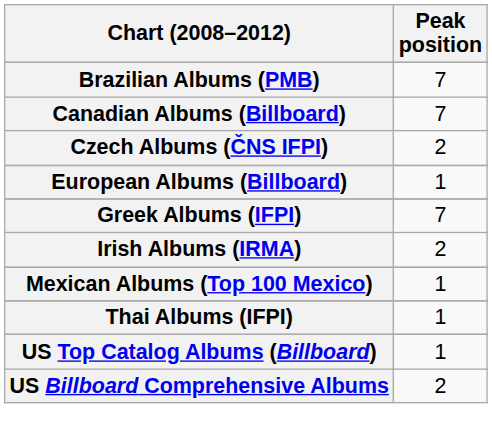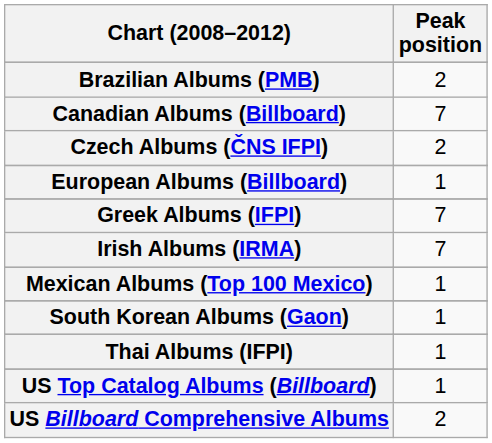(440, 79) 7 -> (440, 79) 2
(440, 249) 2 -> (440, 249) 7
+ row: (199, 317)
